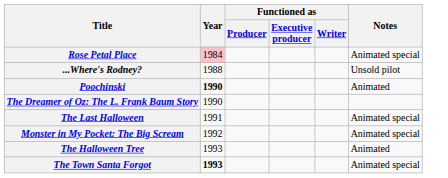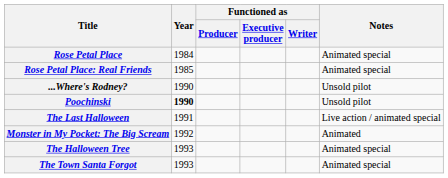(213, 54) pink background -> (184, 54) no background
+ row: (88, 70)
(213, 70) 1988 -> (184, 86) 1990
(370, 86) Animated -> (346, 102) Unsold pilot
- row: (102, 102)
(385, 117) Animated special -> (381, 117) Live action / animated special
(385, 133) Animated special -> (341, 133) Animated
(370, 149) Animated -> (356, 149) Animated special
(213, 165) bold -> (184, 165) normal
